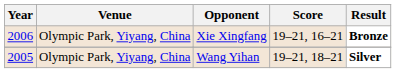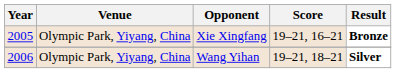(20, 36) 2006 -> (20, 36) 2005
(20, 57) 2005 -> (20, 57) 2006
